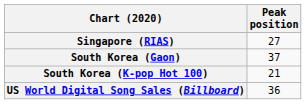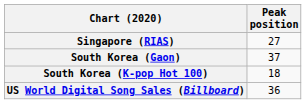(274, 74) 21 -> (274, 74) 18
